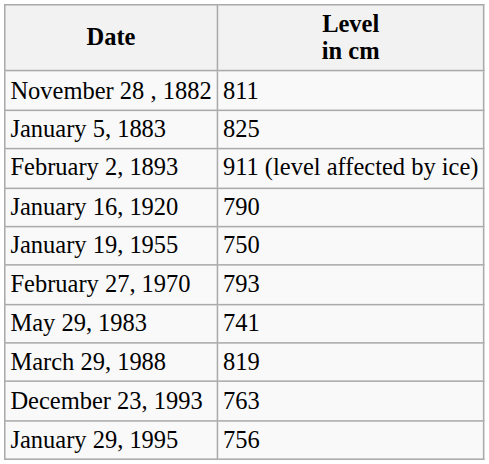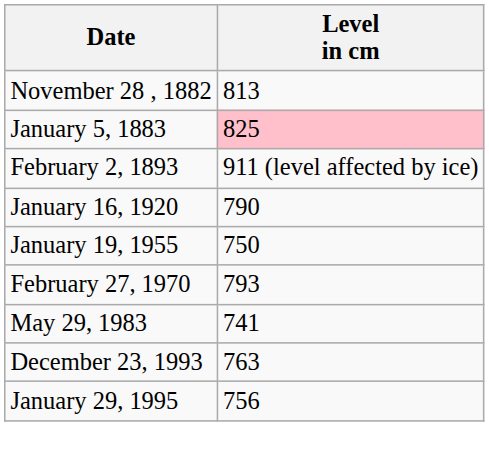(241, 90) 811 -> (241, 90) 813
(241, 129) no background -> (241, 129) pink background
- row: (88, 362)
